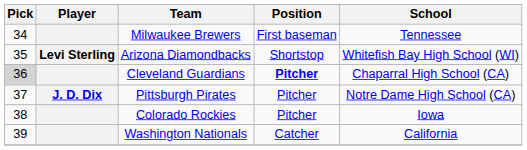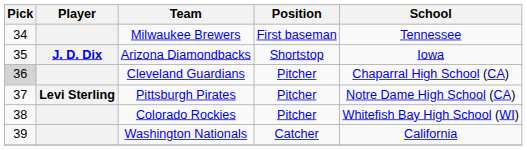(77, 54) Levi Sterling -> (77, 54) J. D. Dix
(431, 54) Whitefish Bay High School (WI) -> (431, 54) Iowa
(297, 74) bold -> (297, 74) normal
(77, 94) J. D. Dix -> (77, 94) Levi Sterling
(431, 114) Iowa -> (431, 114) Whitefish Bay High School (WI)
